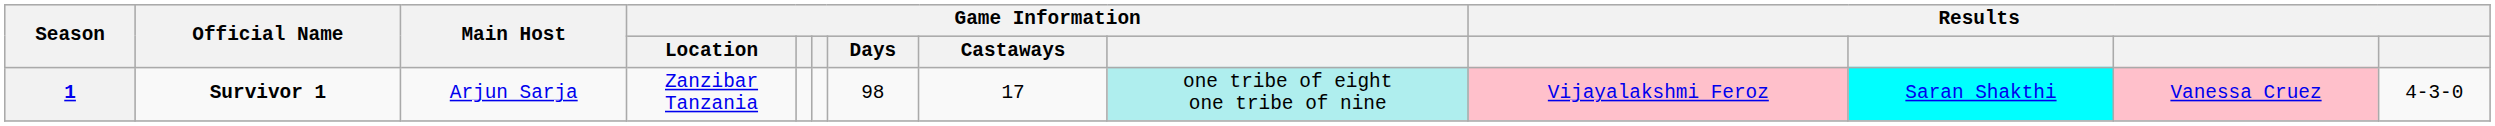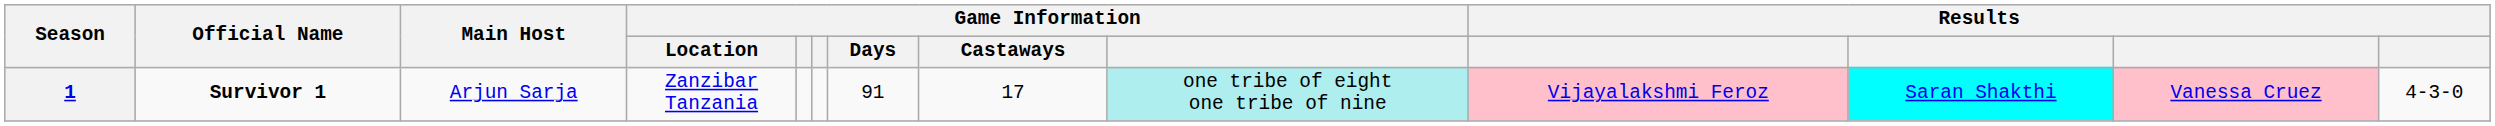(873, 94) 98 -> (873, 94) 91
